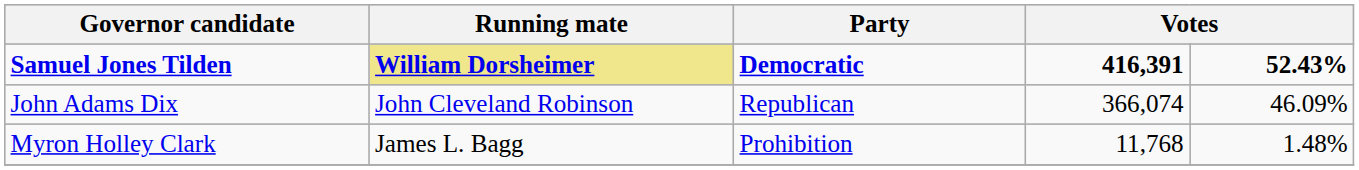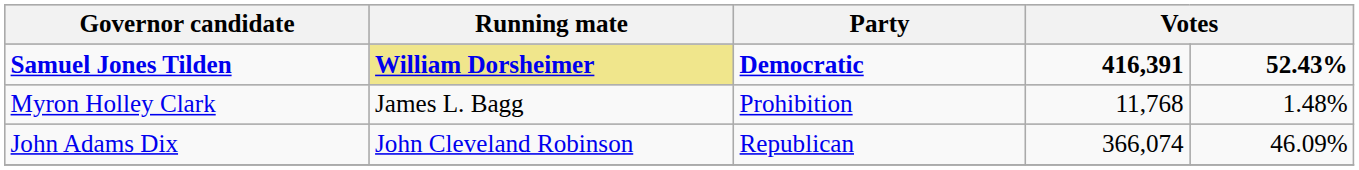rows swapped: (94, 104) <-> (113, 143)
